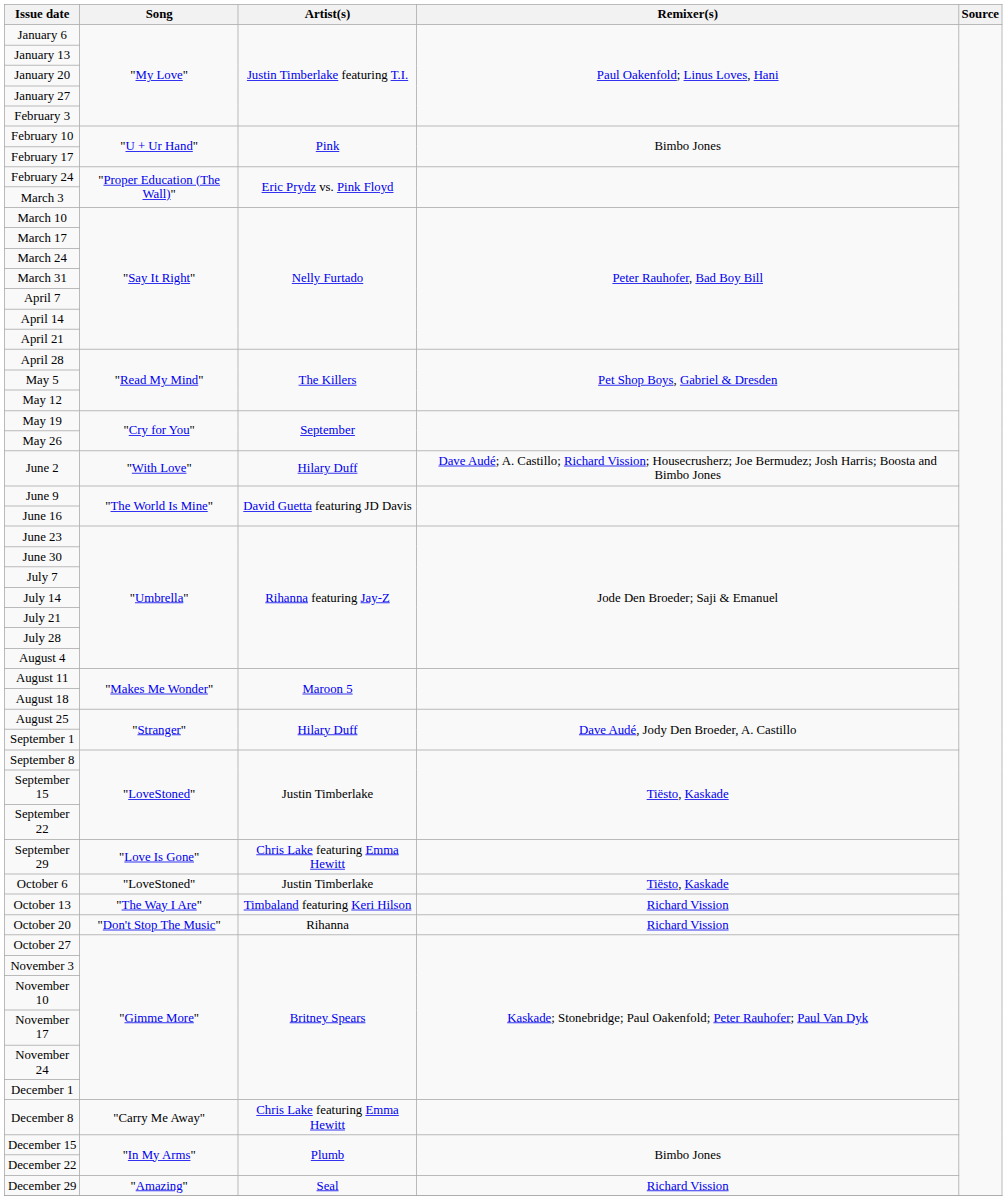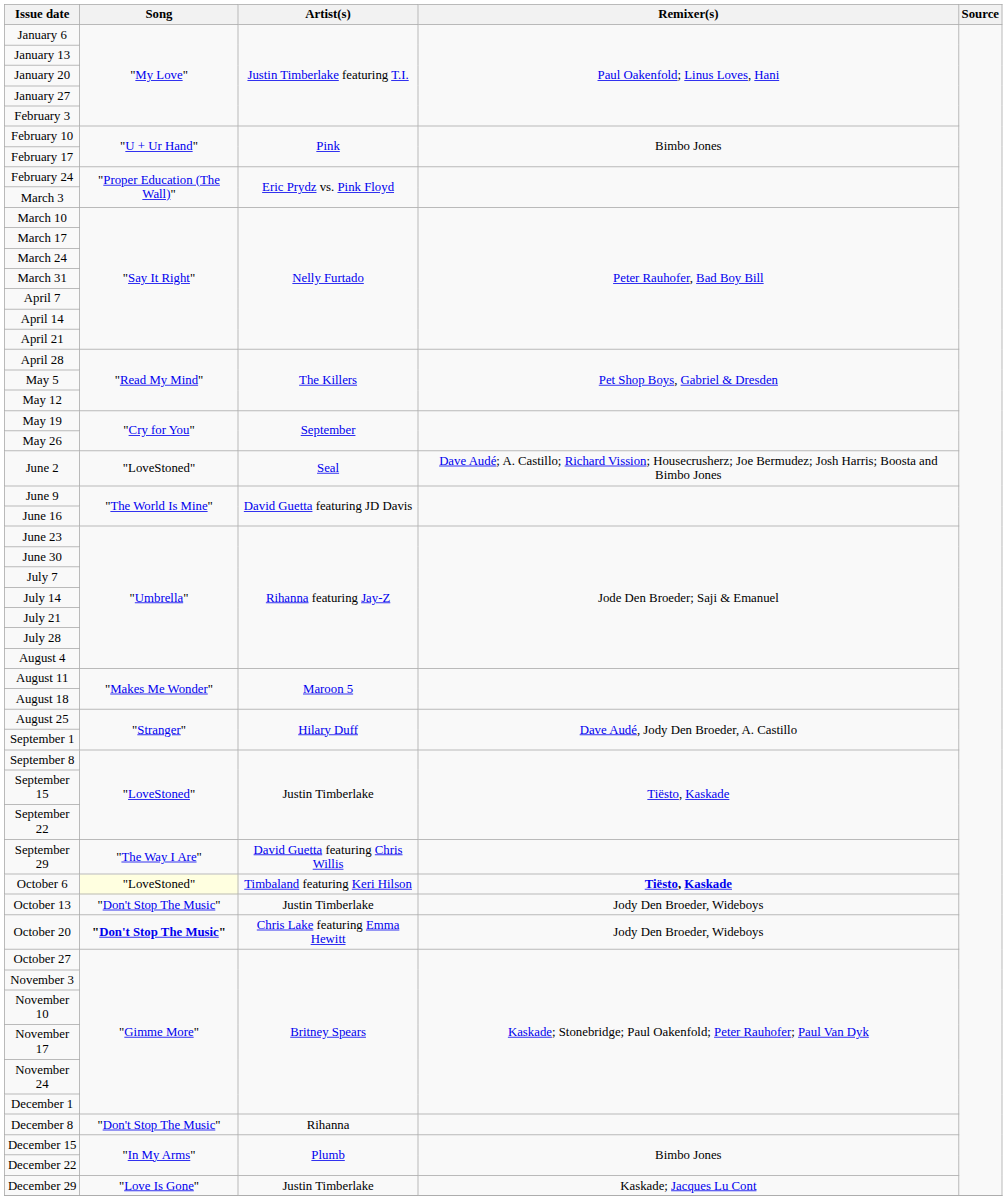(159, 468) "With Love" -> (159, 468) "LoveStoned"
(328, 468) Hilary Duff -> (328, 468) Seal
(159, 856) "Love Is Gone" -> (159, 856) "The Way I Are"
(328, 856) Chris Lake featuring Emma Hewitt -> (328, 856) David Guetta featuring Chris Willis
(159, 884) no background -> (159, 884) lightyellow background
(328, 884) Justin Timberlake -> (328, 884) Timbaland featuring Keri Hilson
(688, 884) normal -> (688, 884) bold
(159, 904) "The Way I Are" -> (159, 904) "Don't Stop The Music"
(328, 904) Timbaland featuring Keri Hilson -> (328, 904) Justin Timberlake
(688, 904) Richard Vission -> (688, 904) Jody Den Broeder, Wideboys
(159, 924) normal -> (159, 932) bold
(328, 924) Rihanna -> (328, 932) Chris Lake featuring Emma Hewitt
(688, 924) Richard Vission -> (688, 932) Jody Den Broeder, Wideboys
(159, 1117) "Carry Me Away" -> (159, 1124) "Don't Stop The Music"
(328, 1117) Chris Lake featuring Emma Hewitt -> (328, 1124) Rihanna
(159, 1185) "Amazing" -> (159, 1185) "Love Is Gone"
(328, 1185) Seal -> (328, 1185) Justin Timberlake
(688, 1185) Richard Vission -> (688, 1185) Kaskade; Jacques Lu Cont
